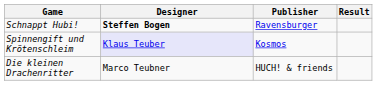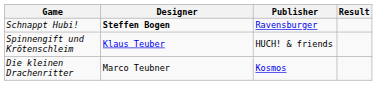(134, 44) lavender background -> (134, 44) no background
(271, 44) Kosmos -> (294, 44) HUCH! & friends
(294, 68) HUCH! & friends -> (271, 68) Kosmos
